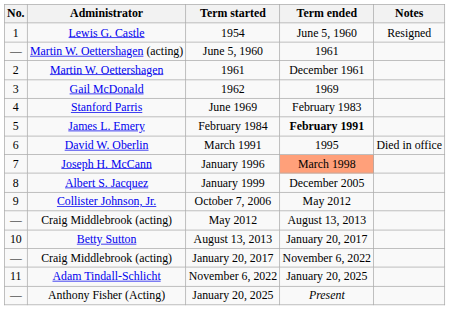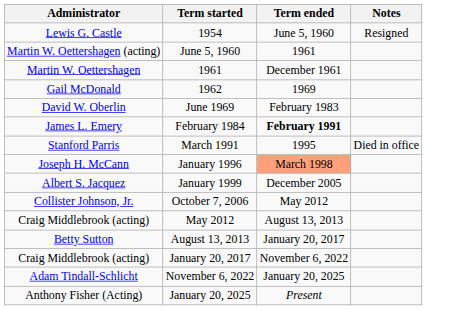- column: (16, 13)
(107, 107) Stanford Parris -> (84, 107) David W. Oberlin
(107, 145) David W. Oberlin -> (84, 145) Stanford Parris
